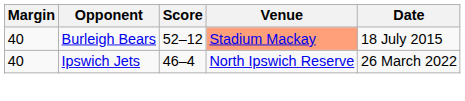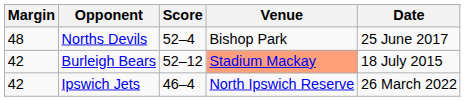+ row: (104, 38)
(16, 38) 40 -> (16, 61) 42
(16, 61) 40 -> (16, 84) 42
